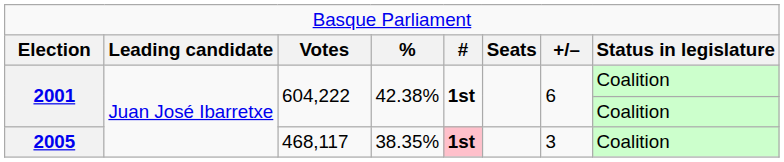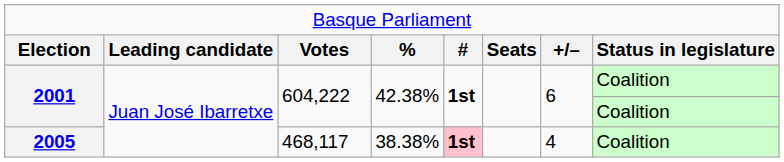(407, 141) 38.35% -> (407, 141) 38.38%
(551, 141) 3 -> (551, 141) 4
